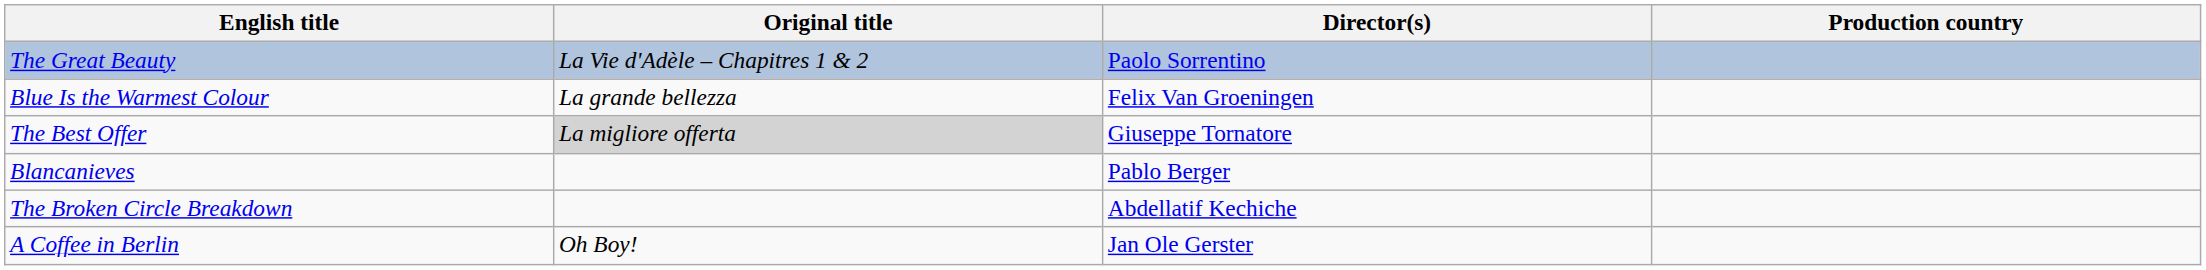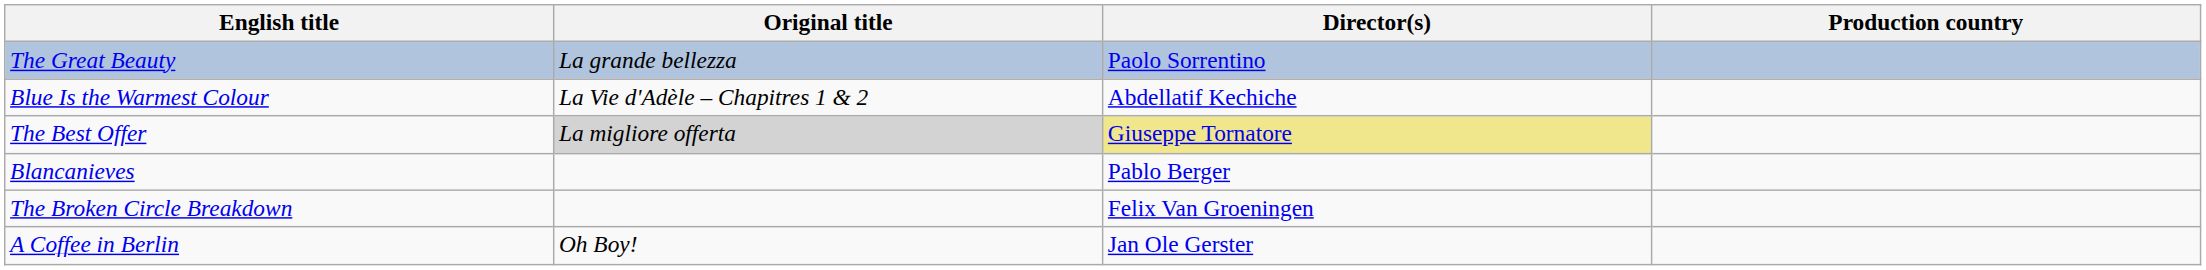(714, 60) La Vie d'Adèle – Chapitres 1 & 2 -> (648, 60) La grande bellezza
(648, 97) La grande bellezza -> (714, 97) La Vie d'Adèle – Chapitres 1 & 2
(1211, 97) Felix Van Groeningen -> (1202, 97) Abdellatif Kechiche
(1200, 134) no background -> (1200, 134) khaki background
(1202, 208) Abdellatif Kechiche -> (1211, 208) Felix Van Groeningen
